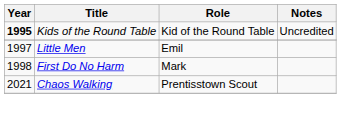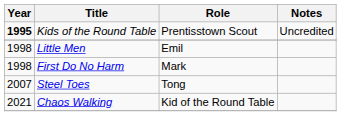(218, 31) Kid of the Round Table -> (209, 31) Prentisstown Scout
(19, 48) 1997 -> (19, 48) 1998
+ row: (63, 84)
(209, 84) Prentisstown Scout -> (218, 102) Kid of the Round Table
